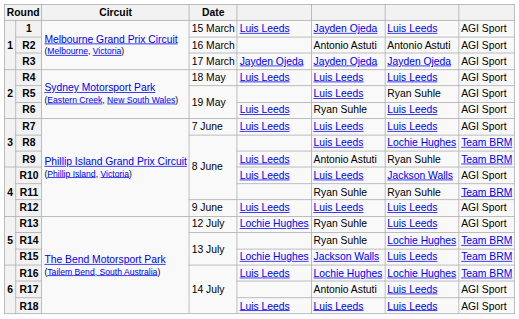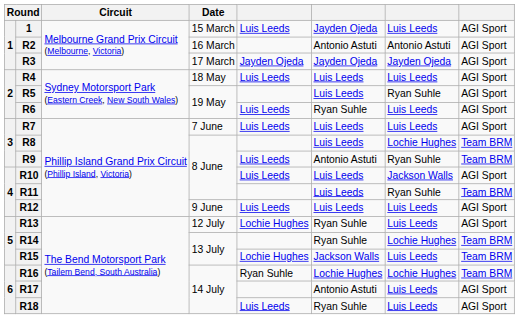(340, 191) Ryan Suhle -> (339, 191) Luis Leeds
(265, 273) Luis Leeds -> (266, 273) Ryan Suhle
(339, 305) Luis Leeds -> (340, 305) Ryan Suhle
